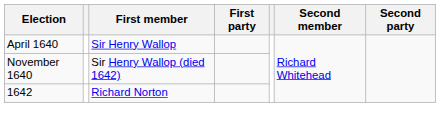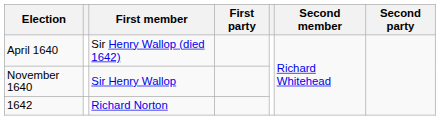(134, 44) Sir Henry Wallop -> (148, 50) Sir Henry Wallop (died 1642)
(148, 68) Sir Henry Wallop (died 1642) -> (134, 81) Sir Henry Wallop
